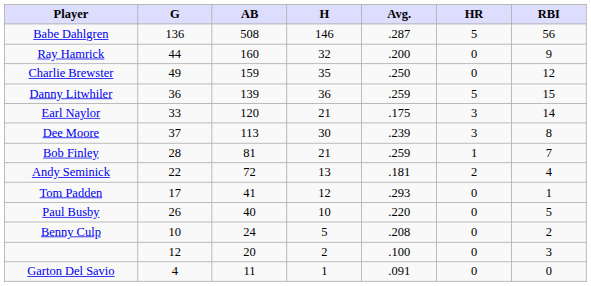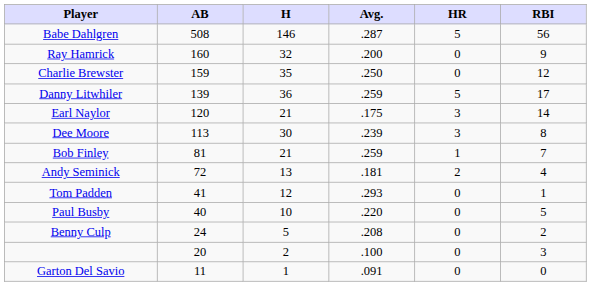- column: (175, 14)
(549, 93) 15 -> (543, 93) 17
